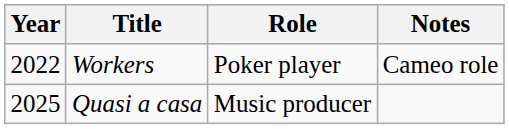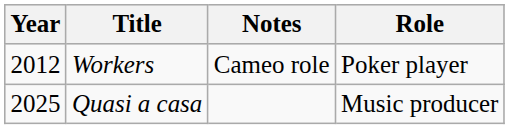columns swapped: (292, 24) <-> (441, 24)
(35, 63) 2022 -> (35, 63) 2012
